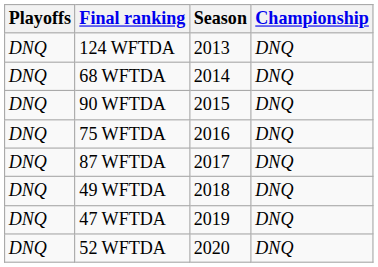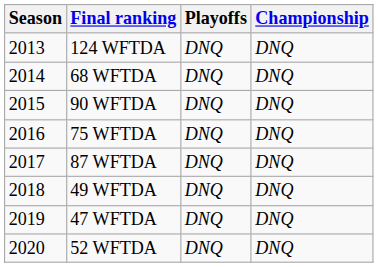columns swapped: (220, 18) <-> (40, 18)
